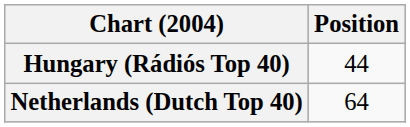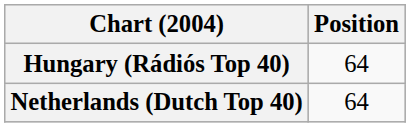(357, 63) 44 -> (357, 63) 64
